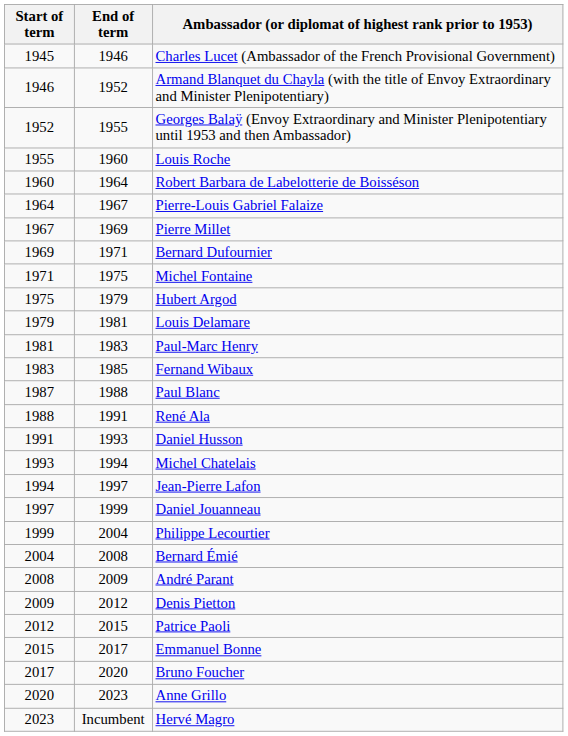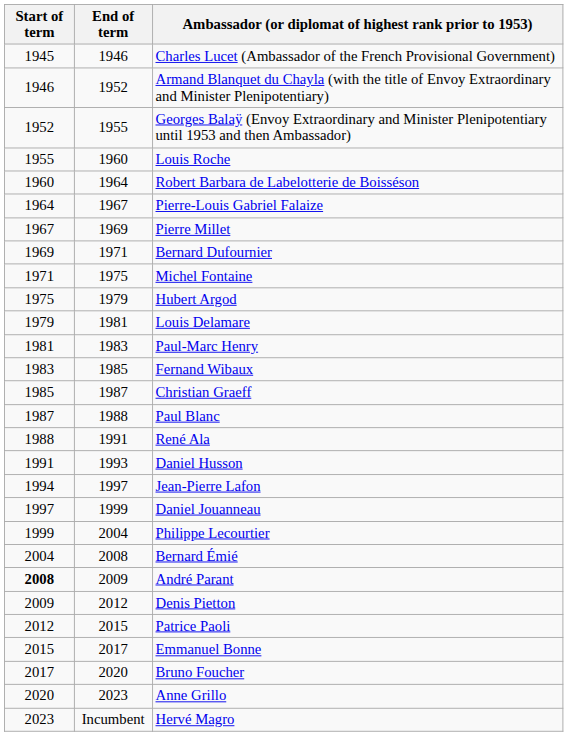+ row: (203, 392)
- row: (206, 462)
(39, 579) normal -> (39, 579) bold
